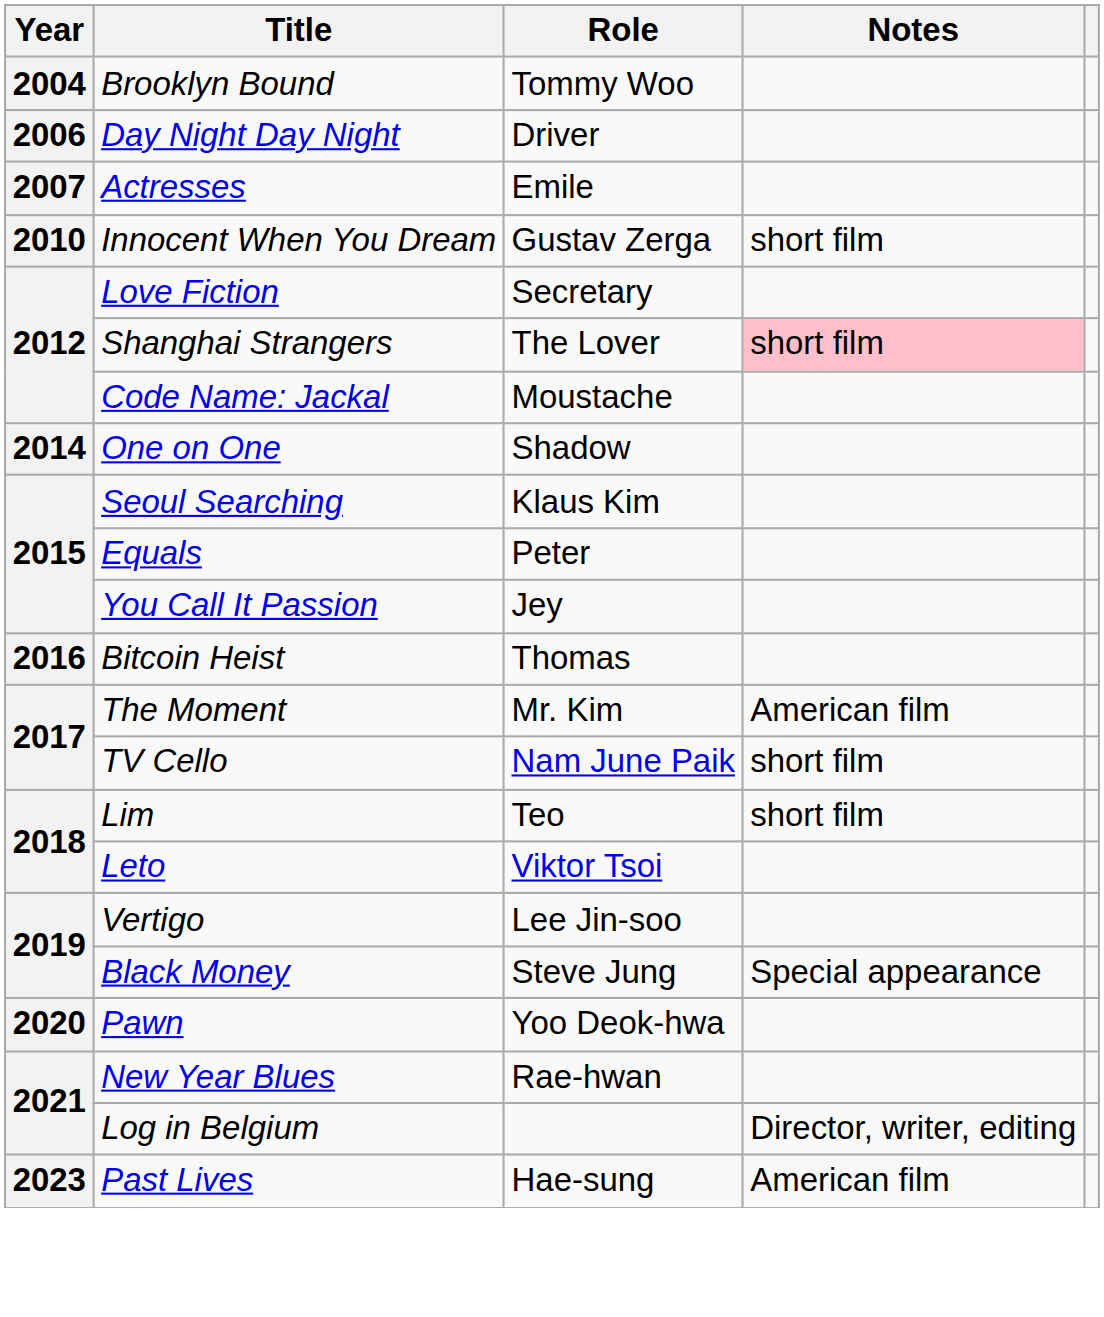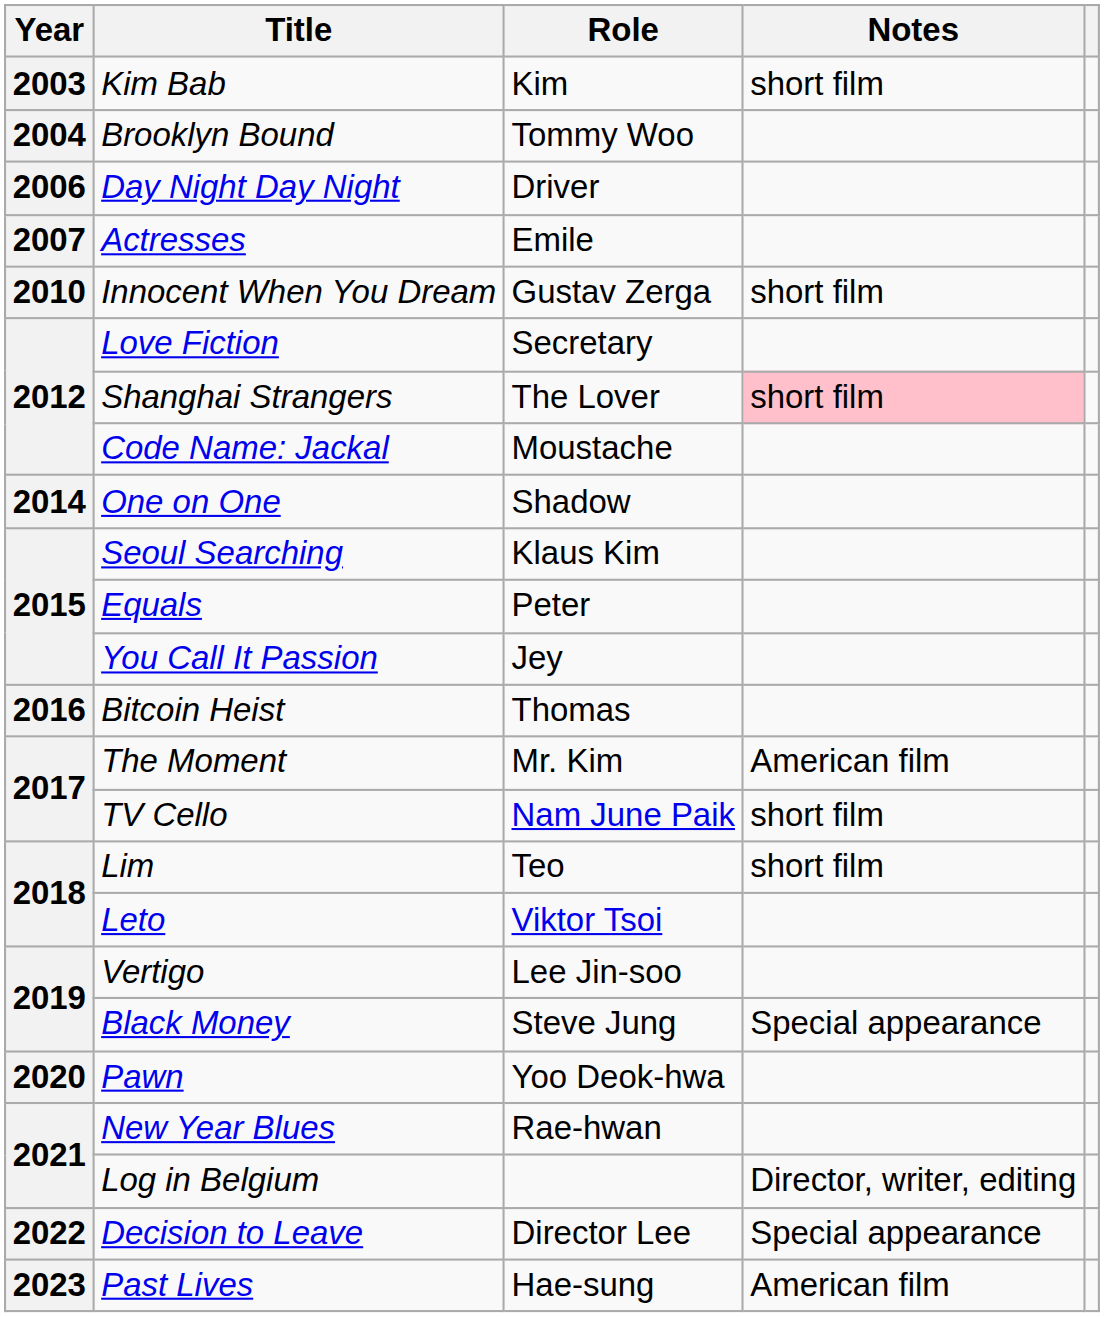+ row: (163, 82)
+ row: (232, 1232)
